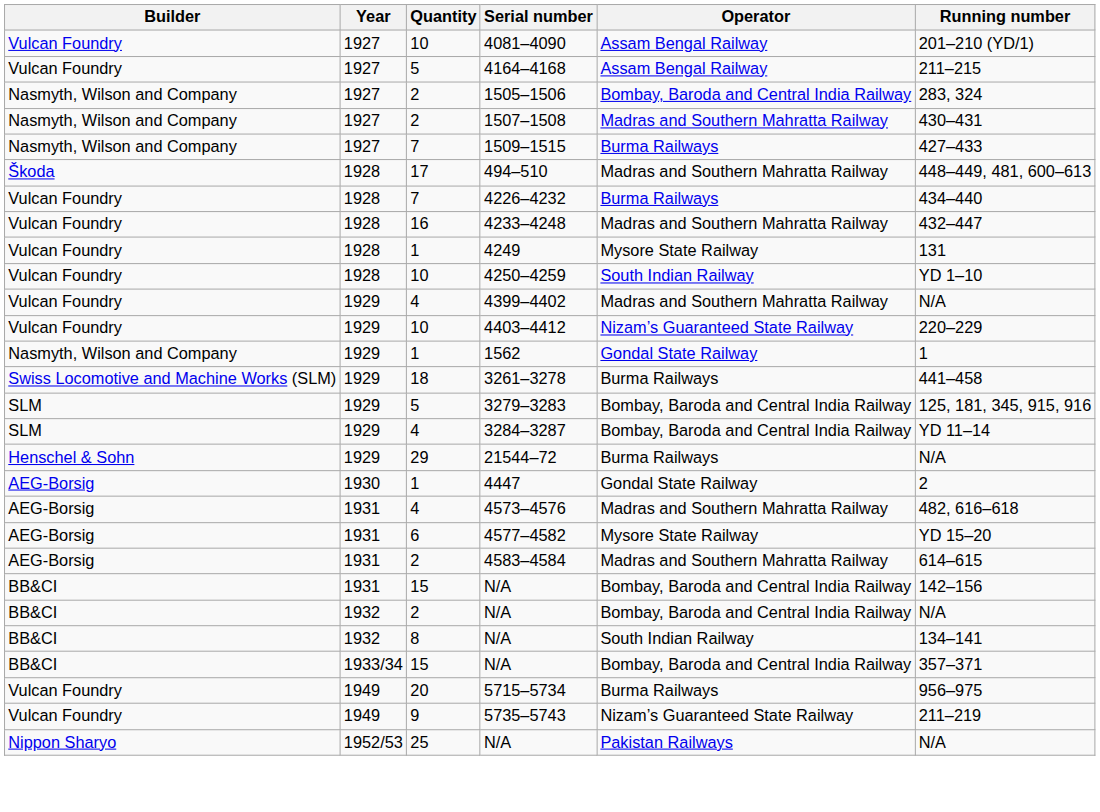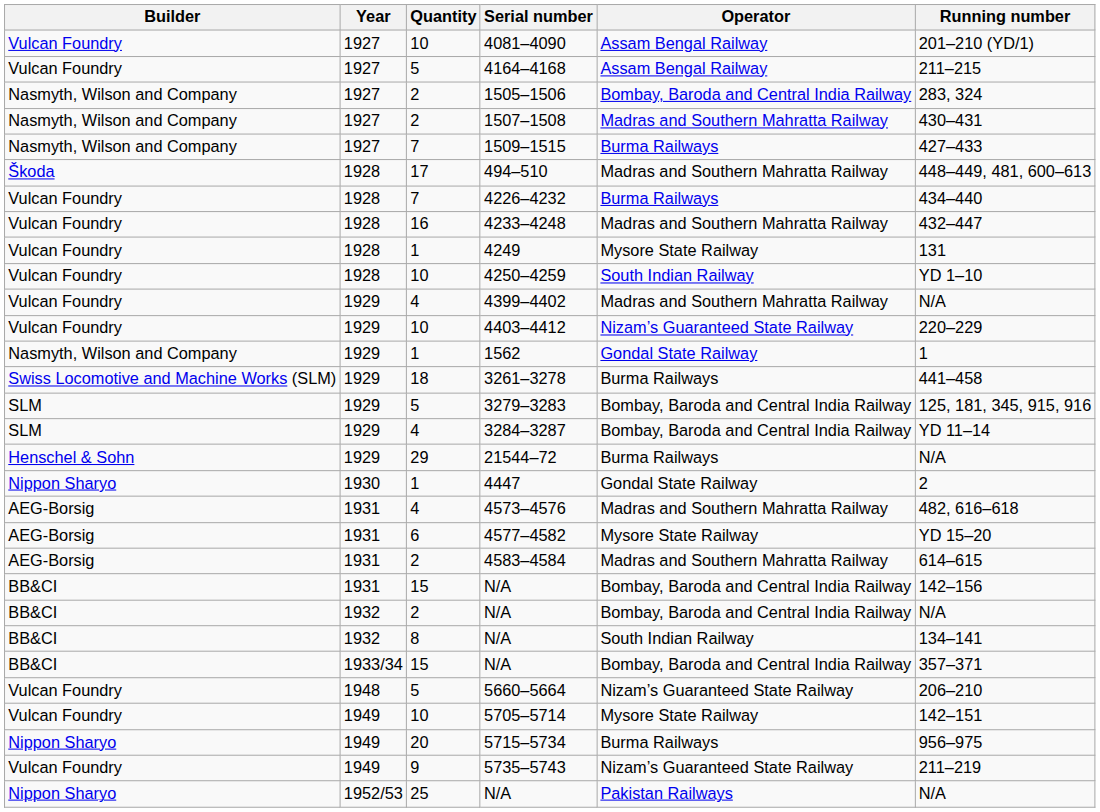(51, 483) AEG-Borsig -> (62, 483) Nippon Sharyo
+ row: (415, 690)
+ row: (419, 716)
(65, 690) Vulcan Foundry -> (62, 742) Nippon Sharyo
